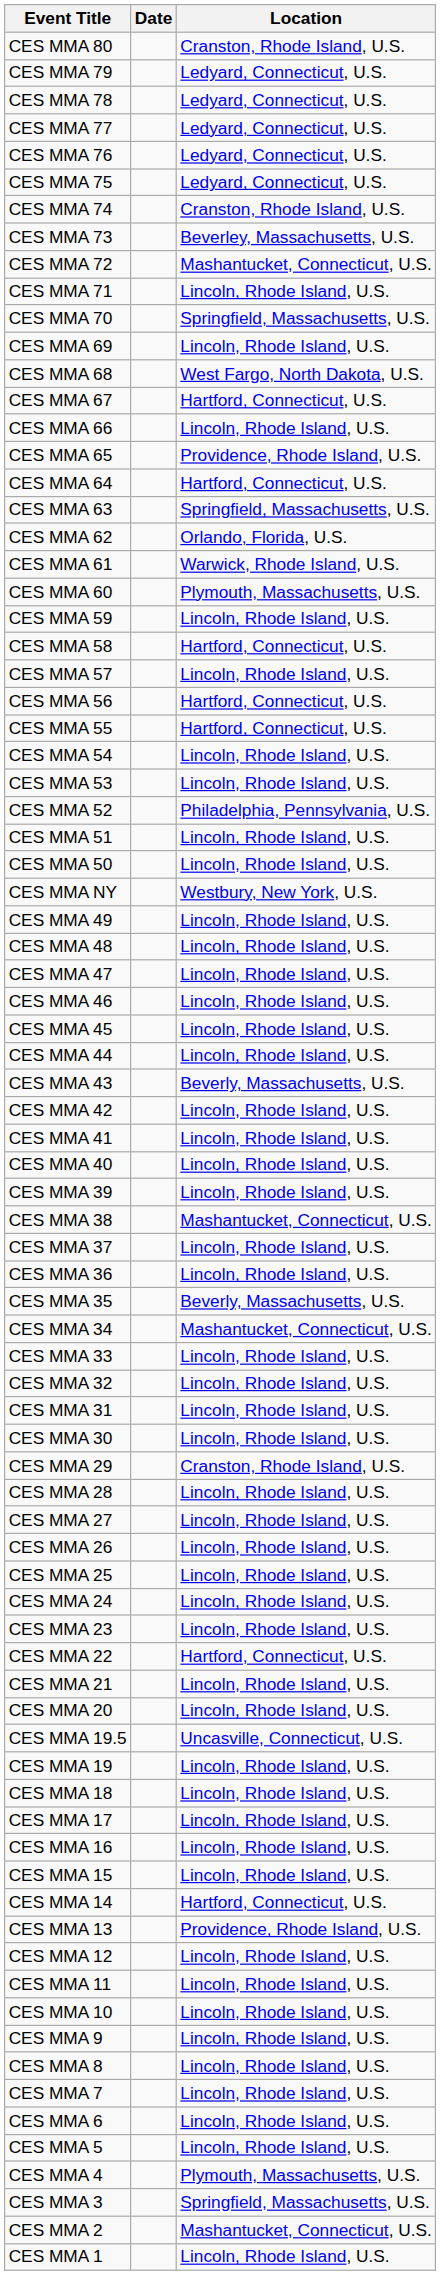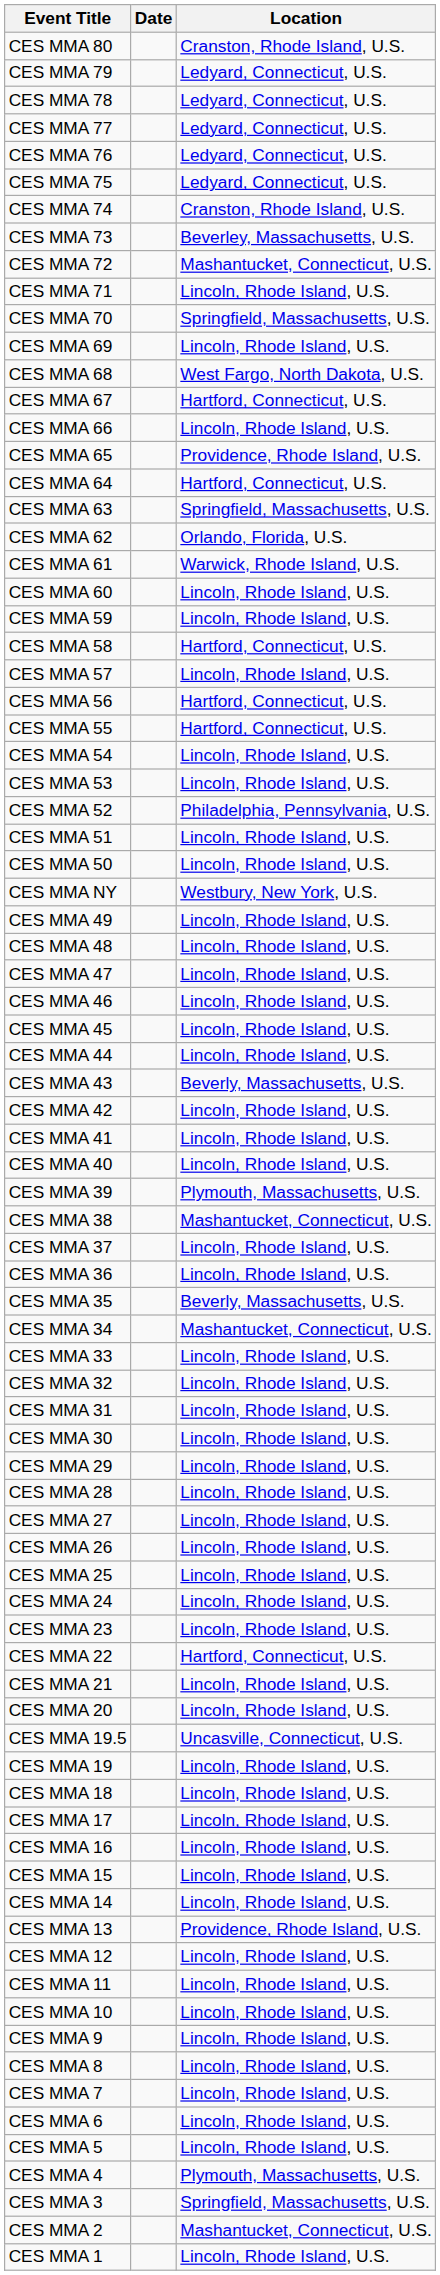(300, 592) Plymouth, Massachusetts, U.S. -> (285, 592) Lincoln, Rhode Island, U.S.
(285, 1193) Lincoln, Rhode Island, U.S. -> (300, 1193) Plymouth, Massachusetts, U.S.
(293, 1466) Cranston, Rhode Island, U.S. -> (285, 1466) Lincoln, Rhode Island, U.S.
(284, 1902) Hartford, Connecticut, U.S. -> (285, 1902) Lincoln, Rhode Island, U.S.
